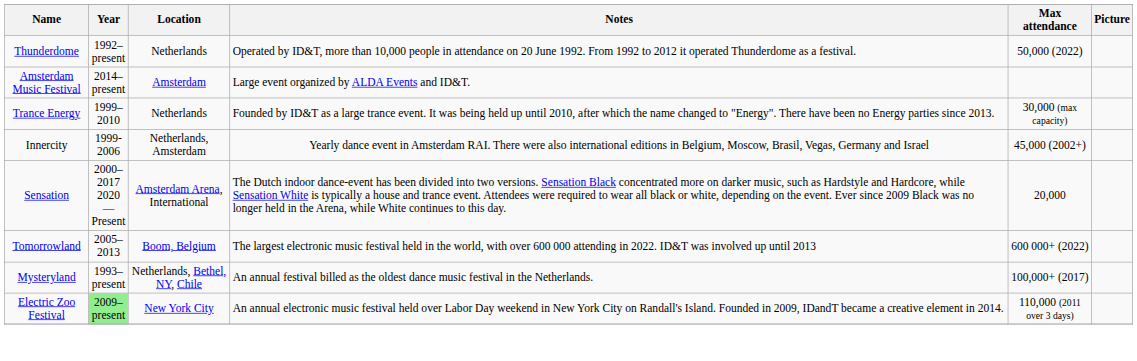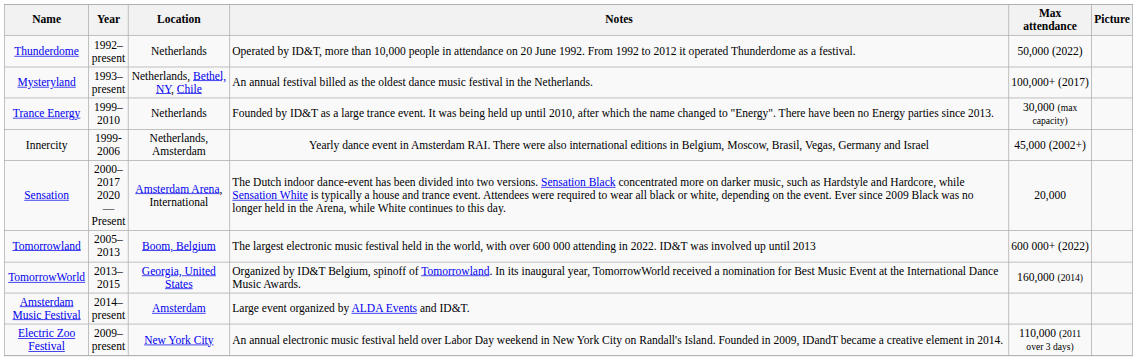rows swapped: (47, 277) <-> (47, 82)
+ row: (47, 277)
(108, 308) lightgreen background -> (108, 340) no background
